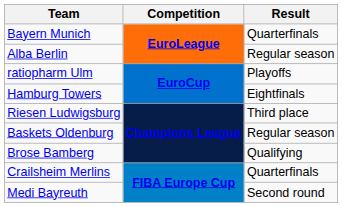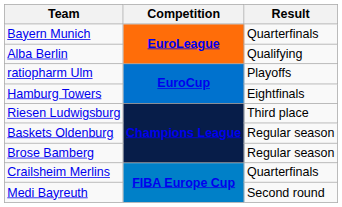(291, 53) Regular season -> (275, 53) Qualifying
(275, 152) Qualifying -> (291, 152) Regular season
